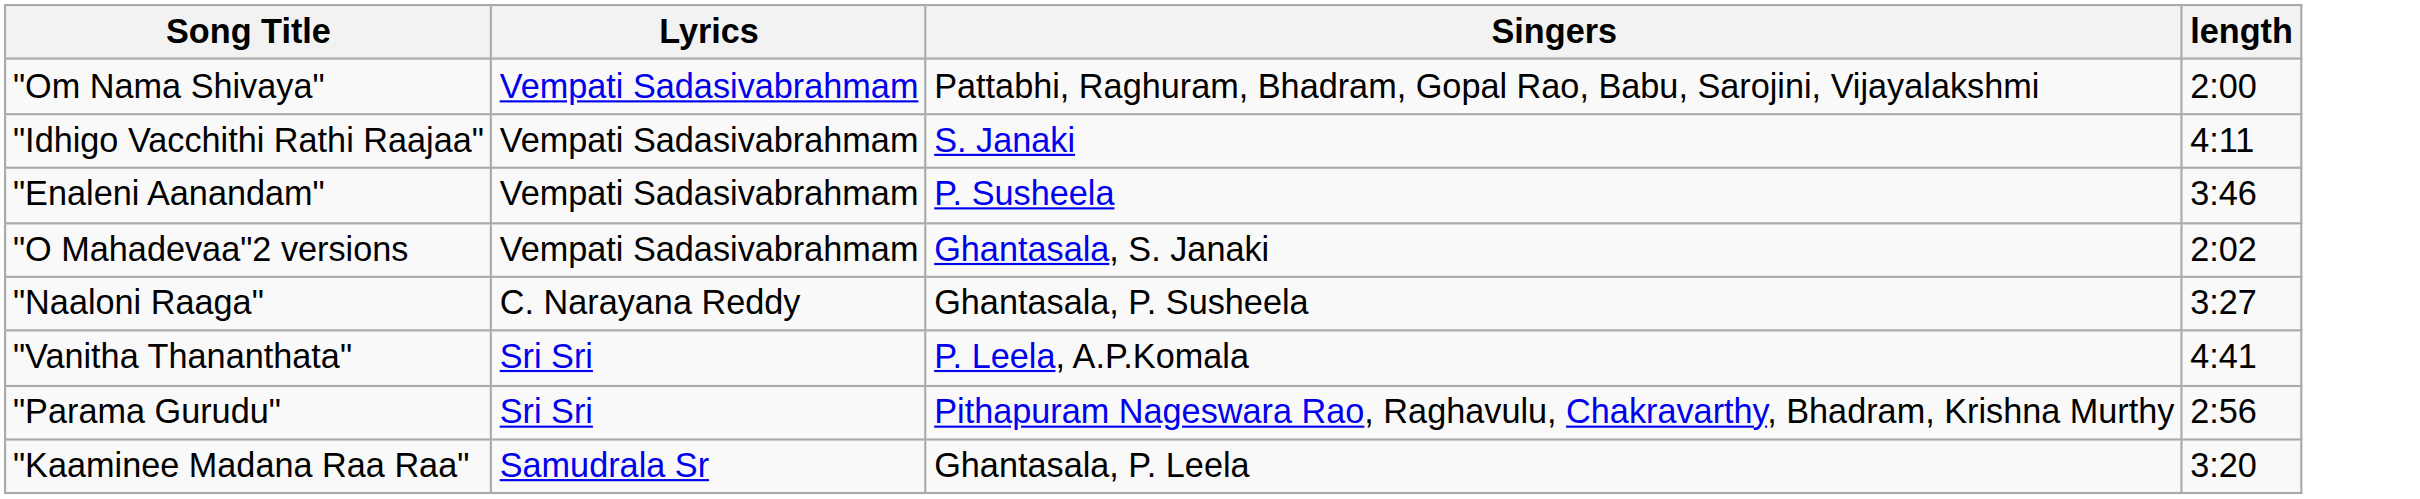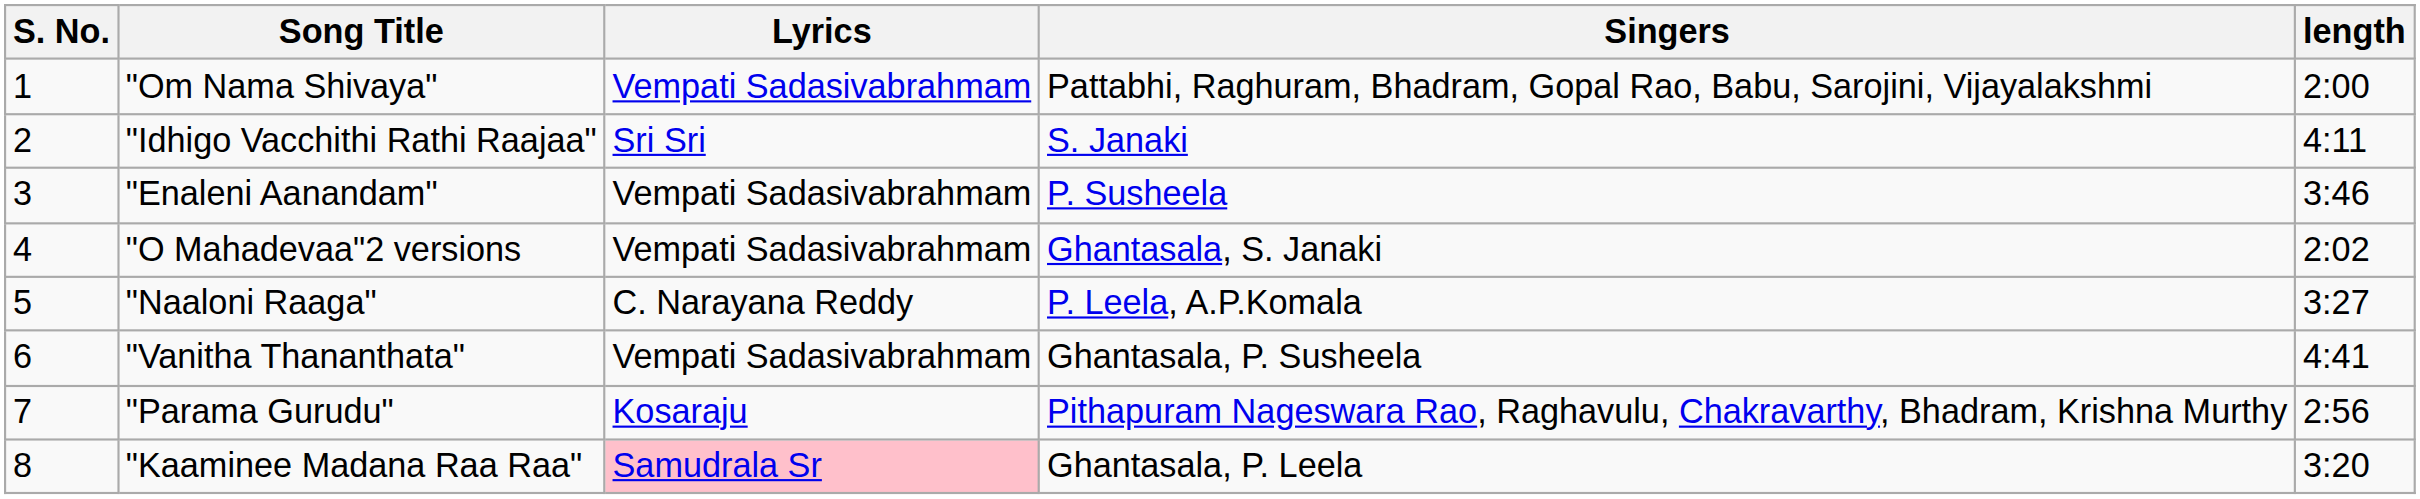+ column: (61, 31)
(709, 140) Vempati Sadasivabrahmam -> (659, 140) Sri Sri
(1121, 303) Ghantasala, P. Susheela -> (1204, 303) P. Leela, A.P.Komala
(546, 357) Sri Sri -> (822, 357) Vempati Sadasivabrahmam
(1092, 357) P. Leela, A.P.Komala -> (1234, 357) Ghantasala, P. Susheela
(546, 411) Sri Sri -> (680, 411) Kosaraju
(604, 466) no background -> (717, 466) pink background
